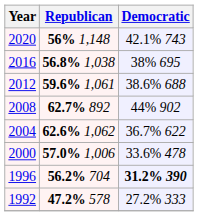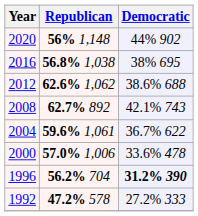(156, 39) 42.1% 743 -> (156, 39) 44% 902
(79, 85) 59.6% 1,061 -> (79, 85) 62.6% 1,062
(156, 107) 44% 902 -> (156, 107) 42.1% 743
(79, 130) 62.6% 1,062 -> (79, 130) 59.6% 1,061
